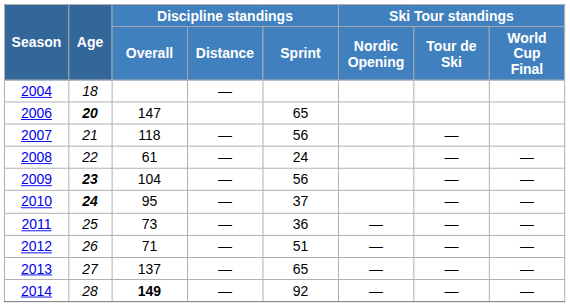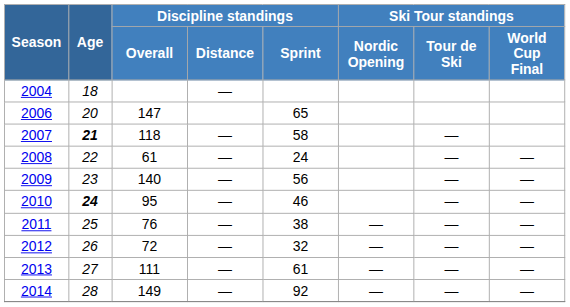(90, 113) bold -> (90, 113) normal
(90, 136) normal -> (90, 136) bold
(300, 136) 56 -> (300, 136) 58
(90, 180) bold -> (90, 180) normal
(149, 180) 104 -> (149, 180) 140
(300, 202) 37 -> (300, 202) 46
(149, 224) 73 -> (149, 224) 76
(300, 224) 36 -> (300, 224) 38
(149, 246) 71 -> (149, 246) 72
(300, 246) 51 -> (300, 246) 32
(149, 268) 137 -> (149, 268) 111
(300, 268) 65 -> (300, 268) 61
(149, 291) bold -> (149, 291) normal
